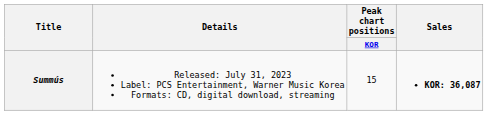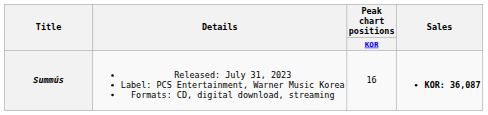(372, 80) 15 -> (372, 80) 16
